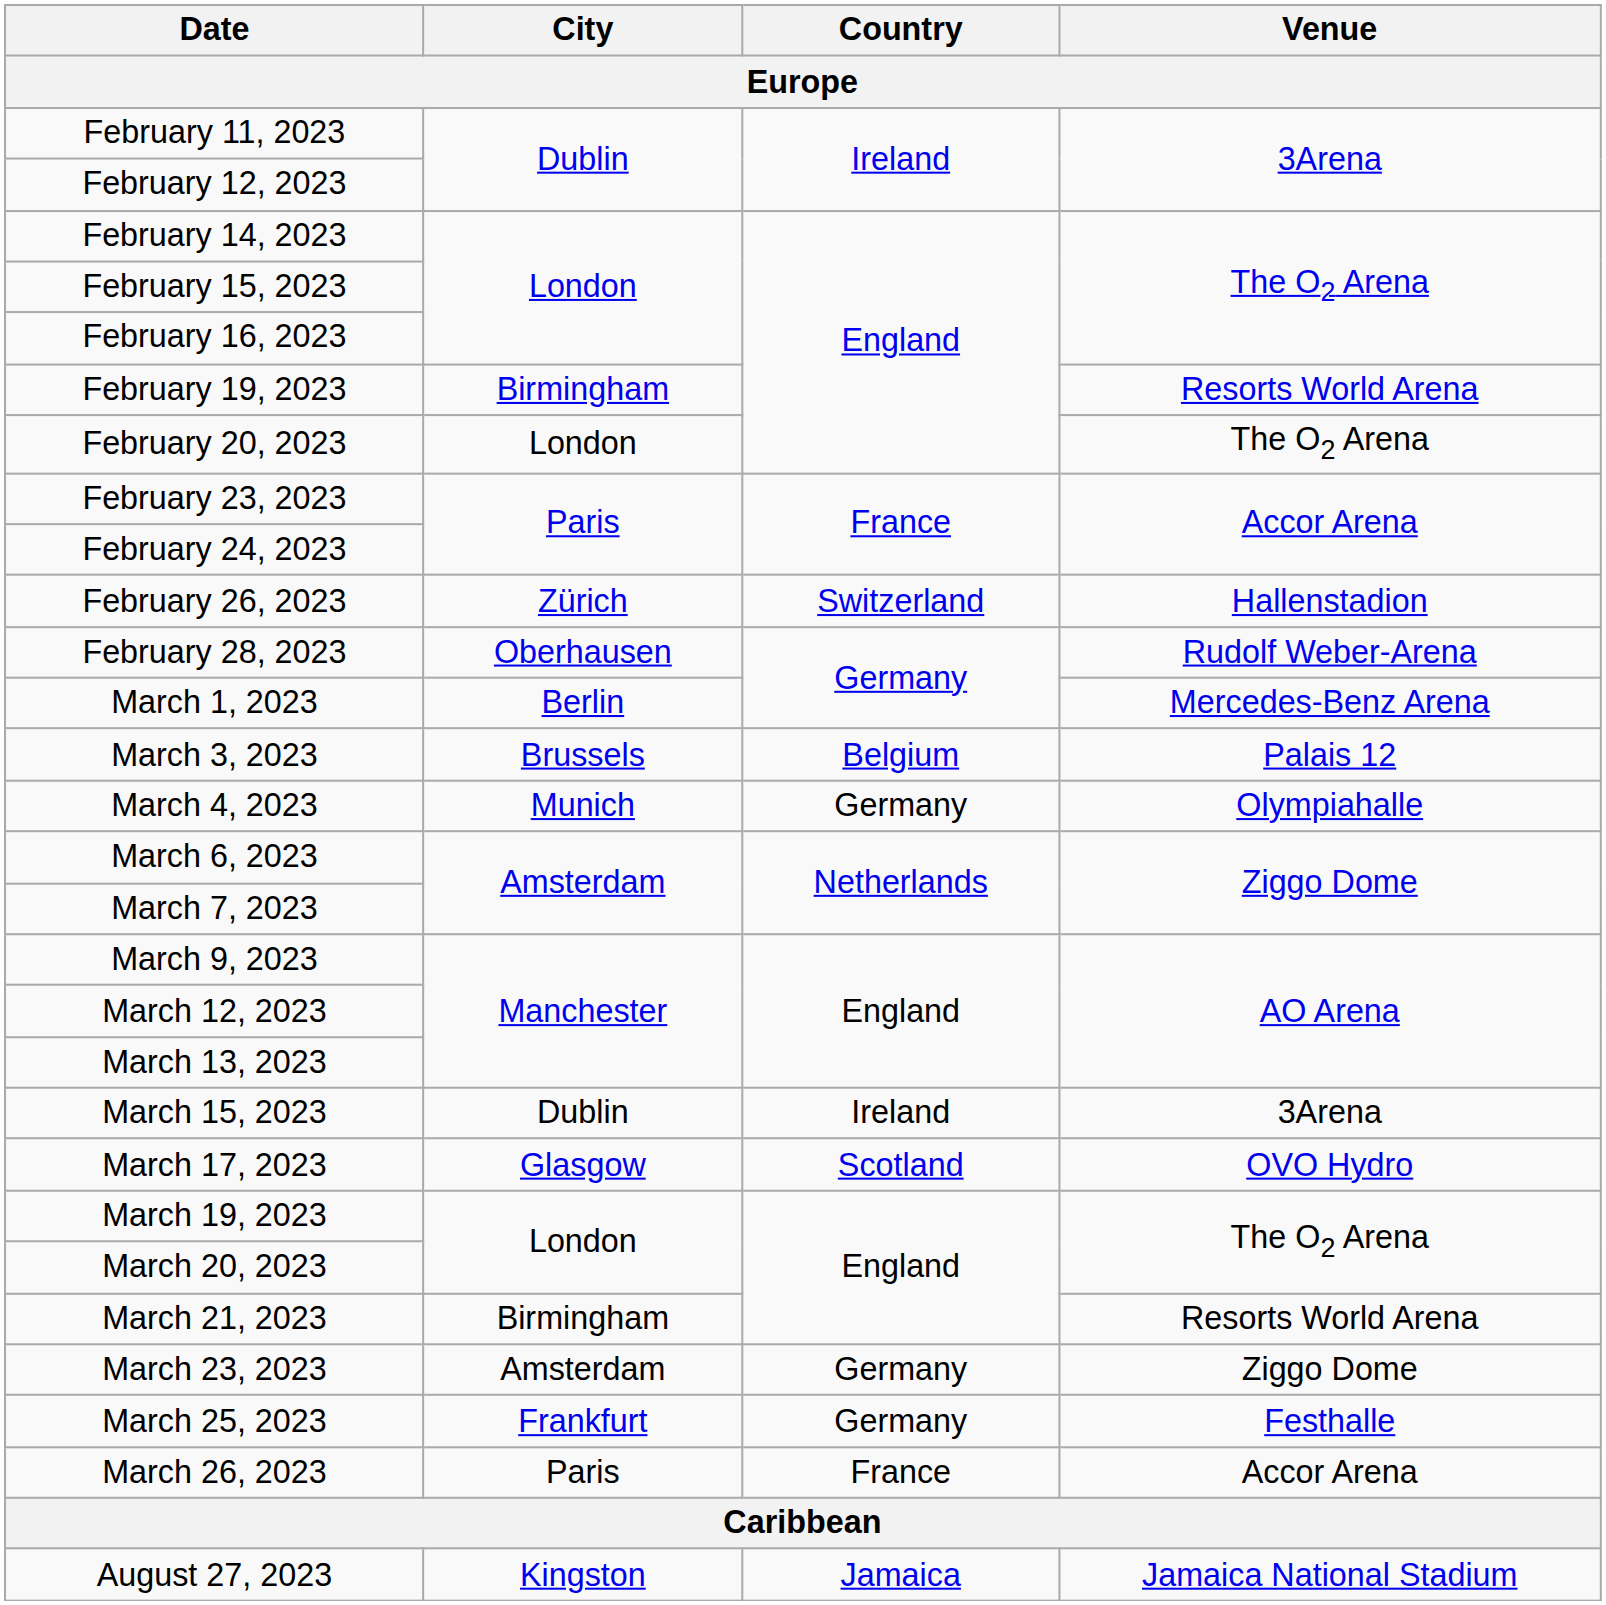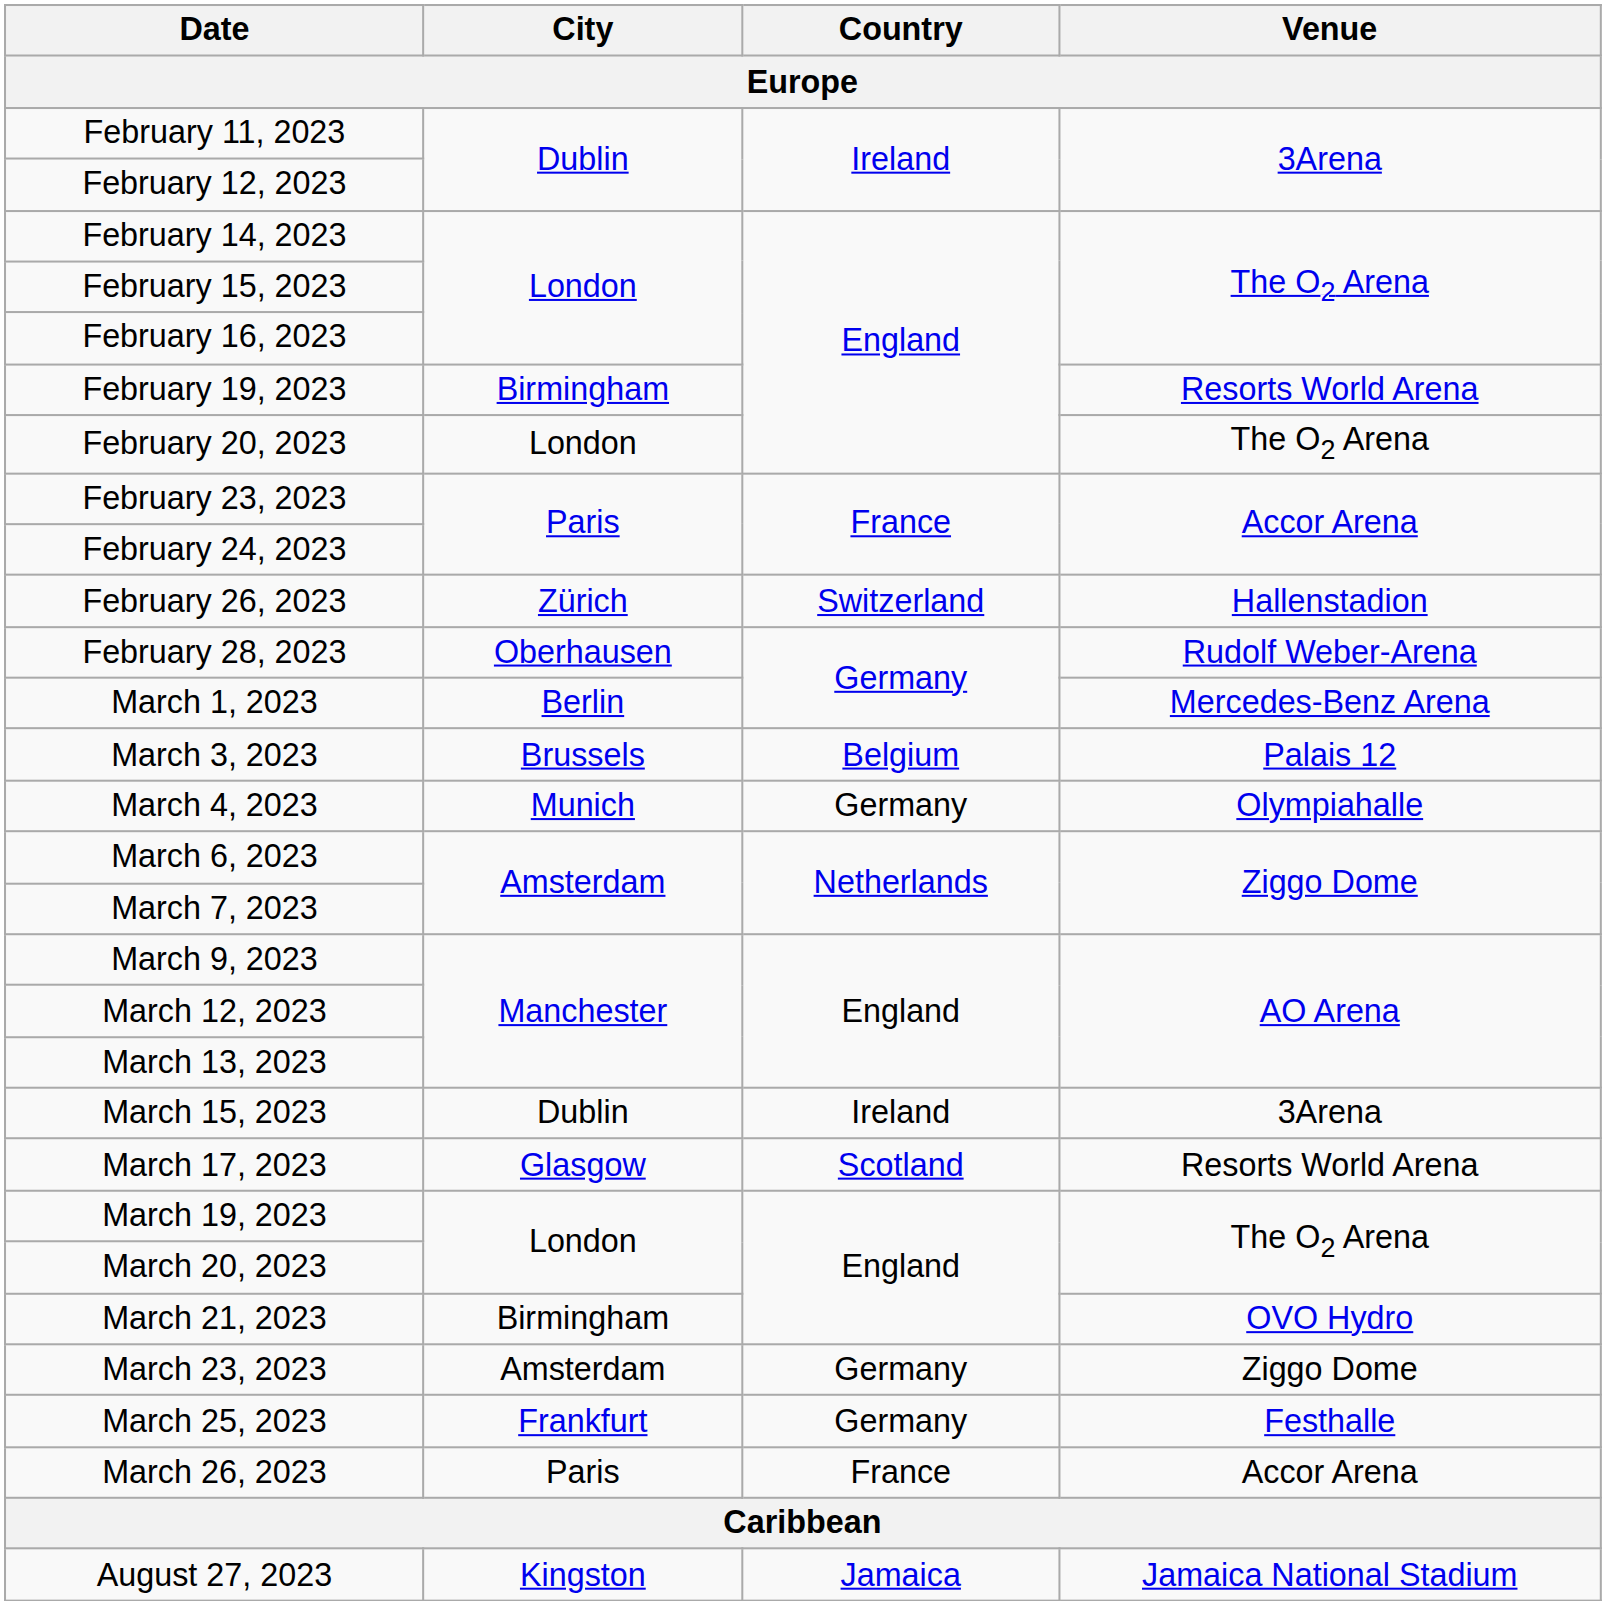(1330, 1164) OVO Hydro -> (1330, 1164) Resorts World Arena
(1330, 1318) Resorts World Arena -> (1330, 1318) OVO Hydro
